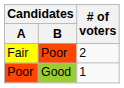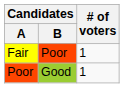(83, 53) 2 -> (83, 53) 1
